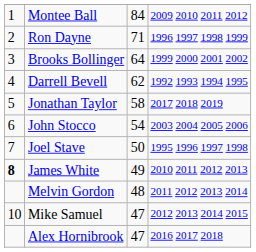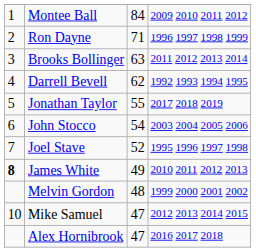(138, 59) 64 -> (138, 59) 63
(199, 59) 1999 2000 2001 2002 -> (199, 59) 2011 2012 2013 2014
(138, 103) 58 -> (138, 103) 55
(138, 147) 50 -> (138, 147) 52
(199, 192) 2011 2012 2013 2014 -> (199, 192) 1999 2000 2001 2002
